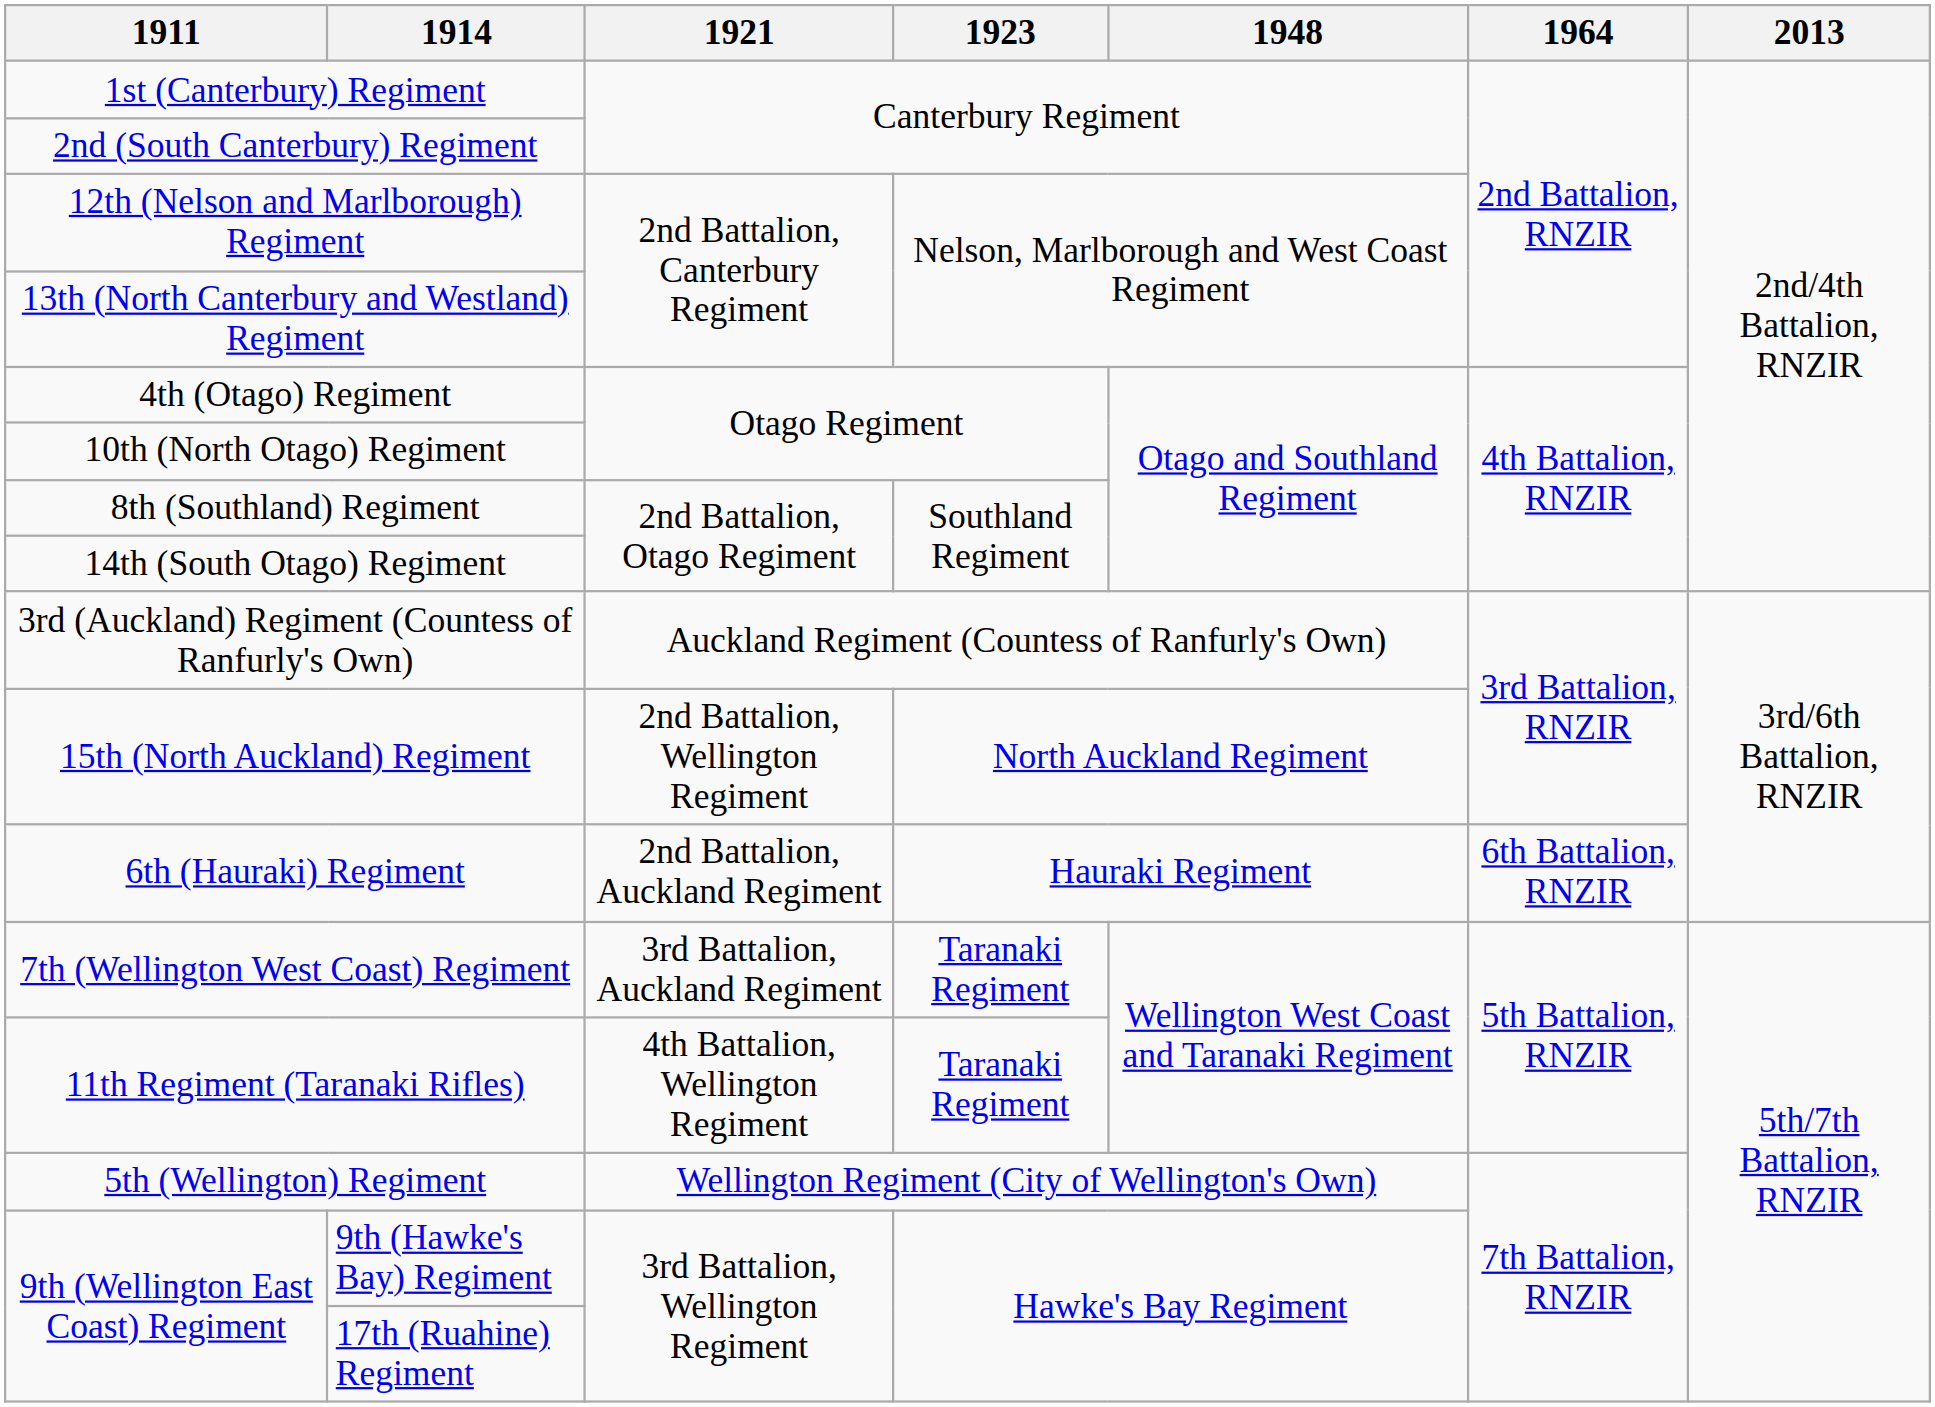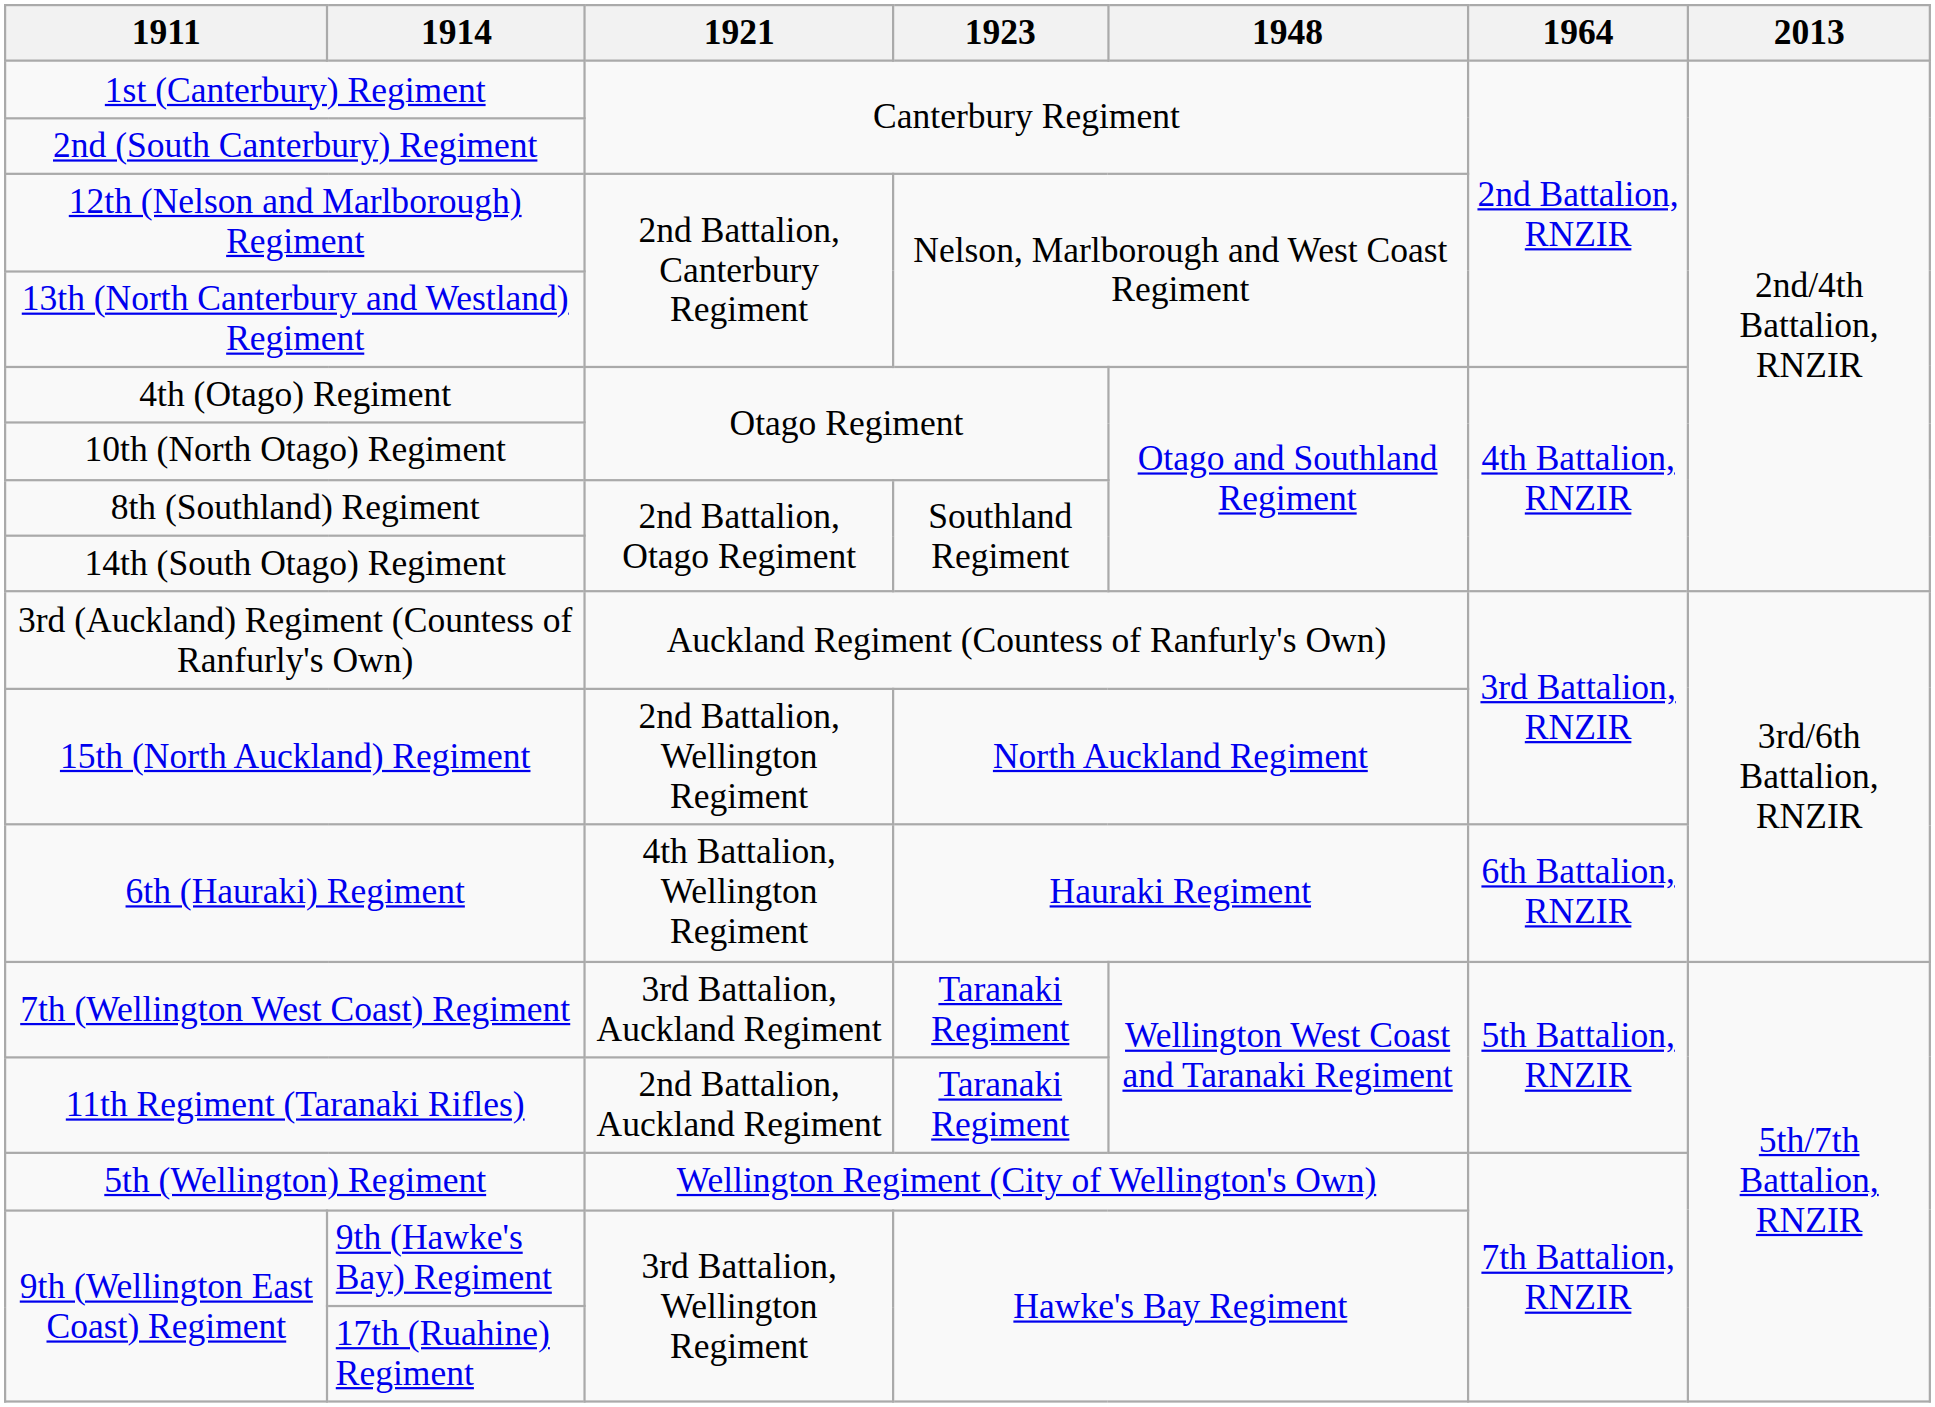(739, 872) 2nd Battalion, Auckland Regiment -> (739, 892) 4th Battalion, Wellington Regiment
(739, 1084) 4th Battalion, Wellington Regiment -> (739, 1104) 2nd Battalion, Auckland Regiment
